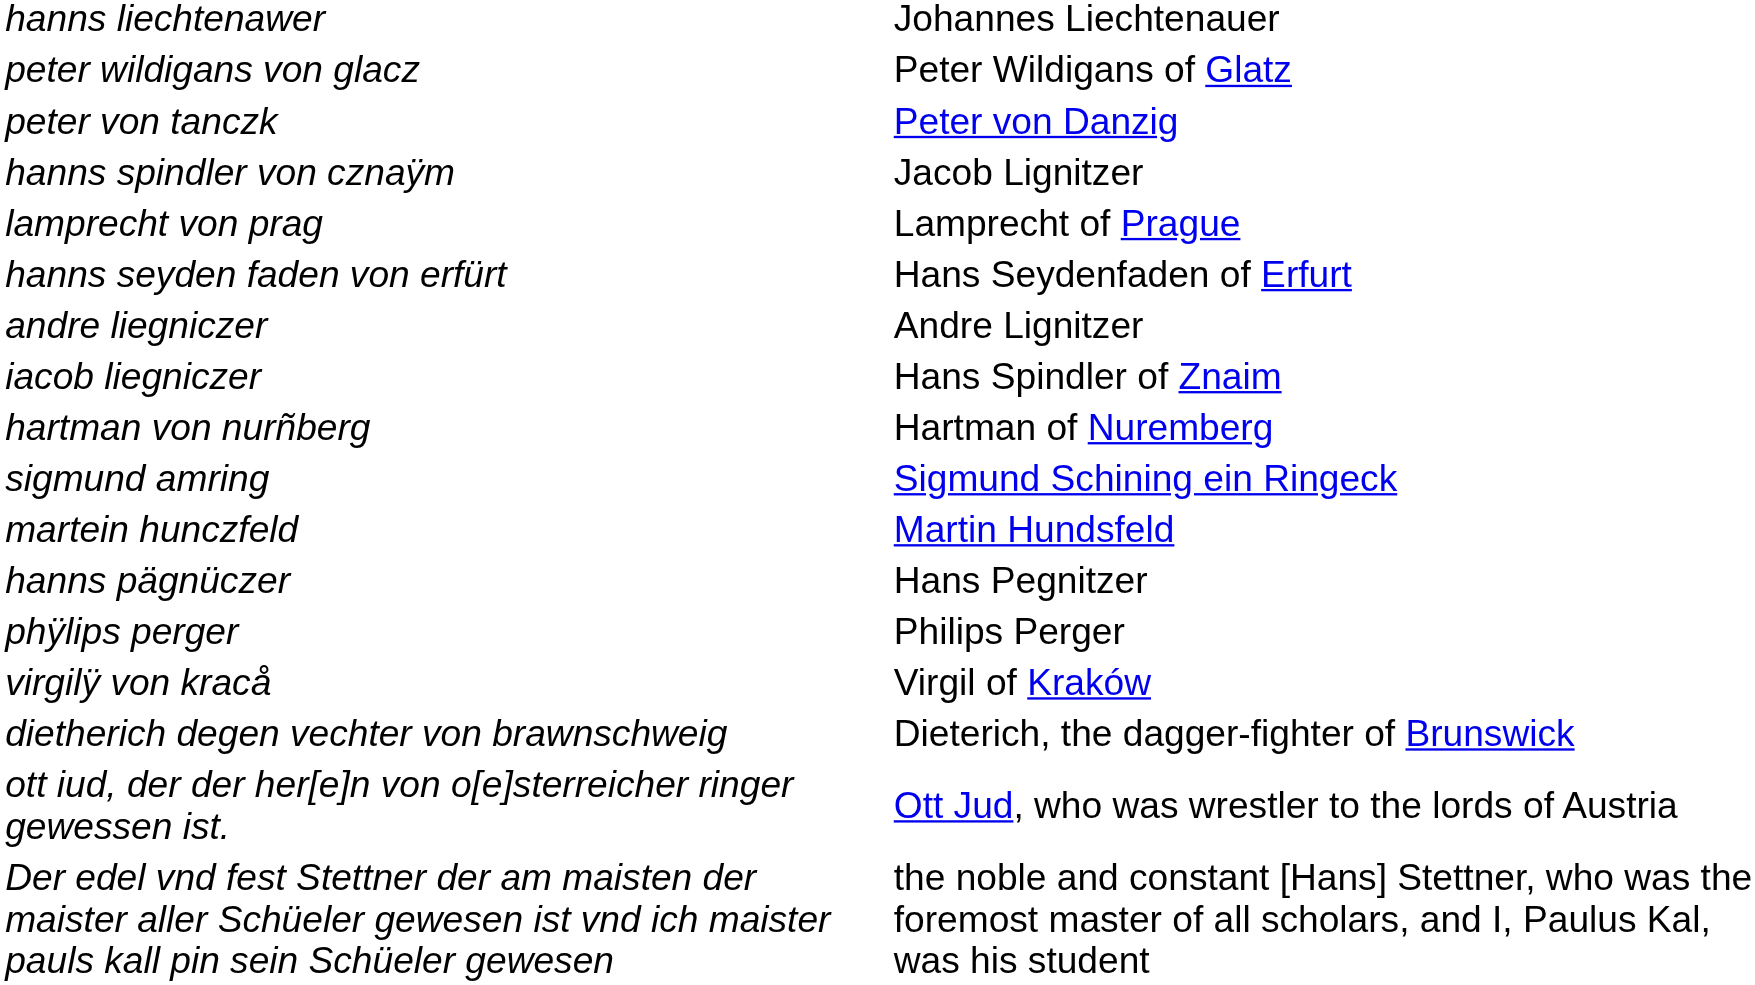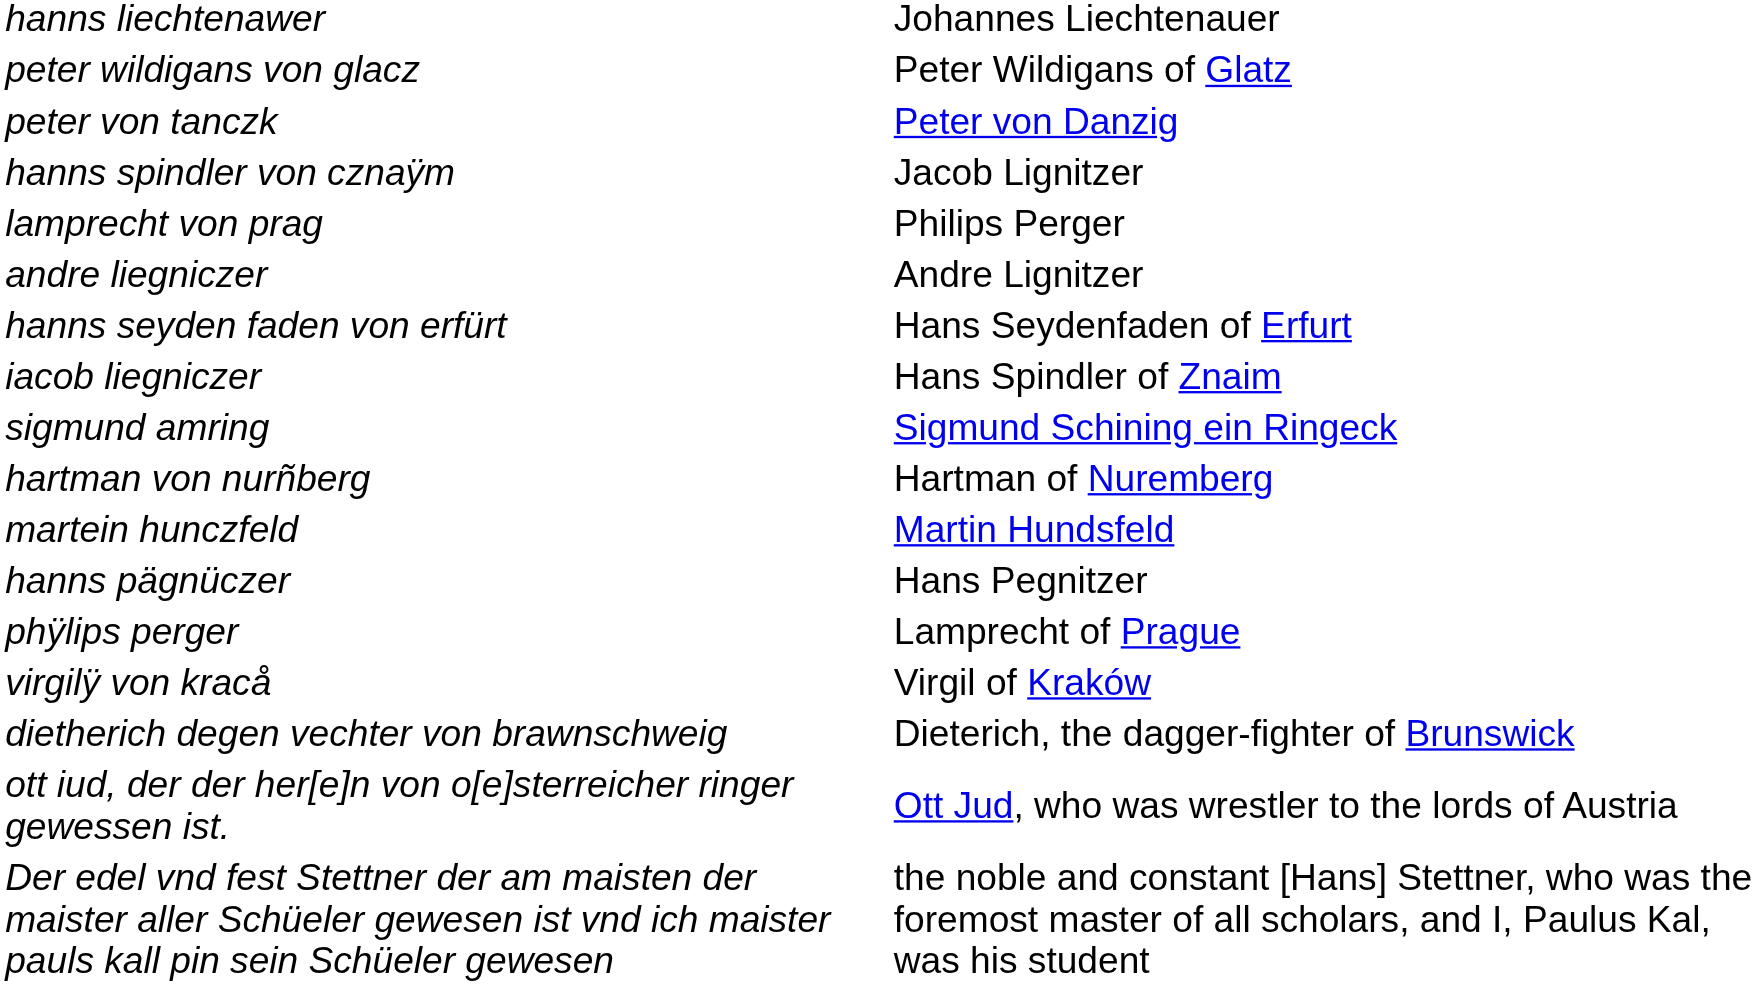(1067, 223) Lamprecht of Prague -> (1009, 223) Philips Perger
rows swapped: (256, 274) <-> (136, 325)
rows swapped: (137, 478) <-> (188, 427)
(1009, 631) Philips Perger -> (1067, 631) Lamprecht of Prague
